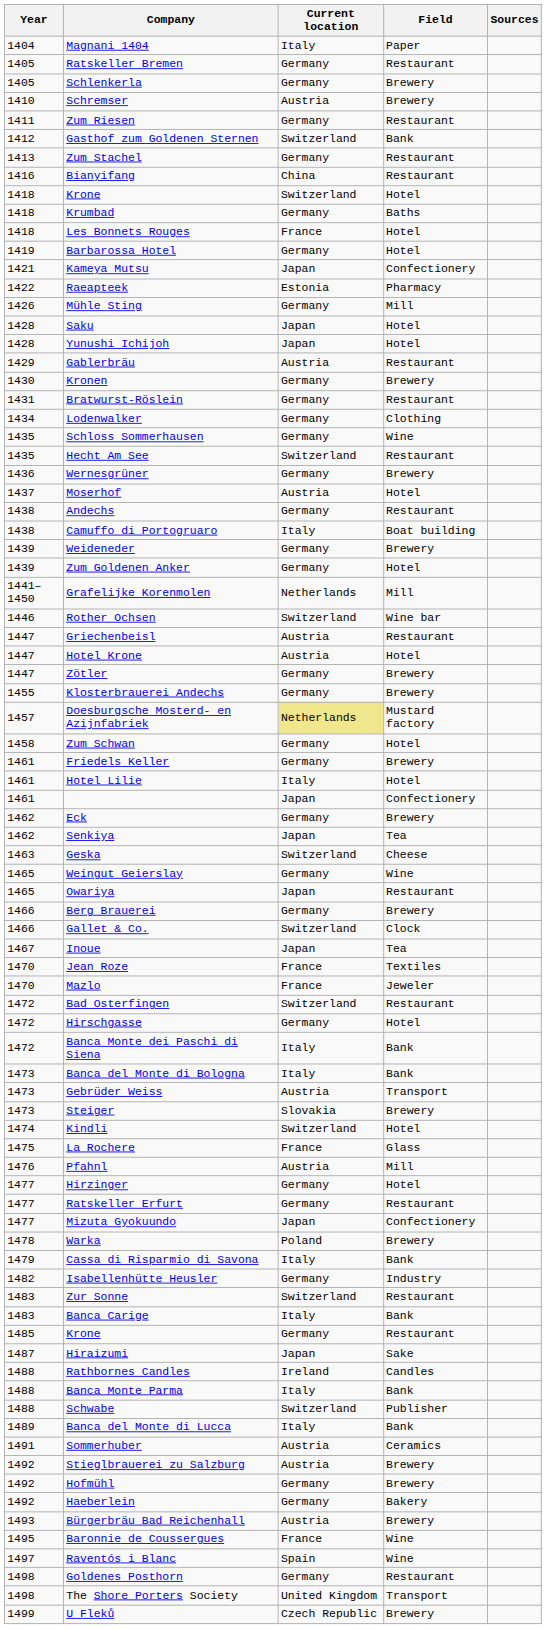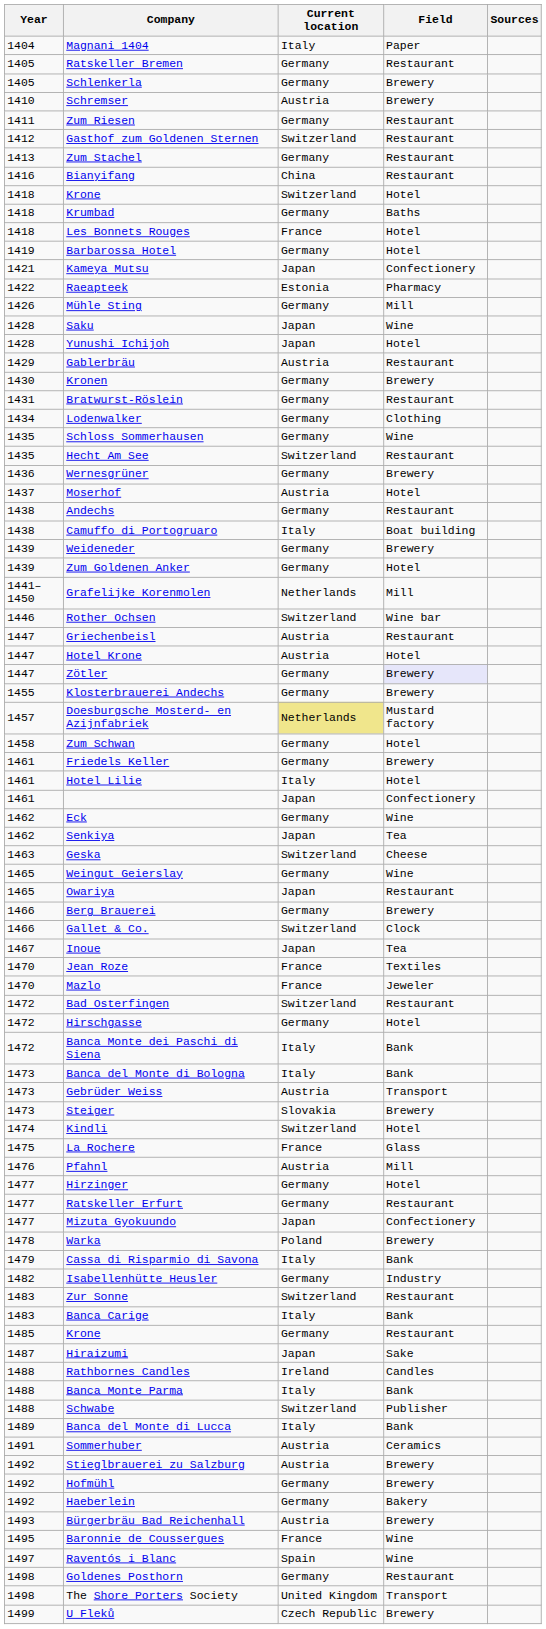(400, 139) Bank -> (420, 139) Restaurant
(403, 325) Hotel -> (400, 325) Wine
(410, 674) no background -> (410, 674) lavender background
(410, 818) Brewery -> (400, 818) Wine
